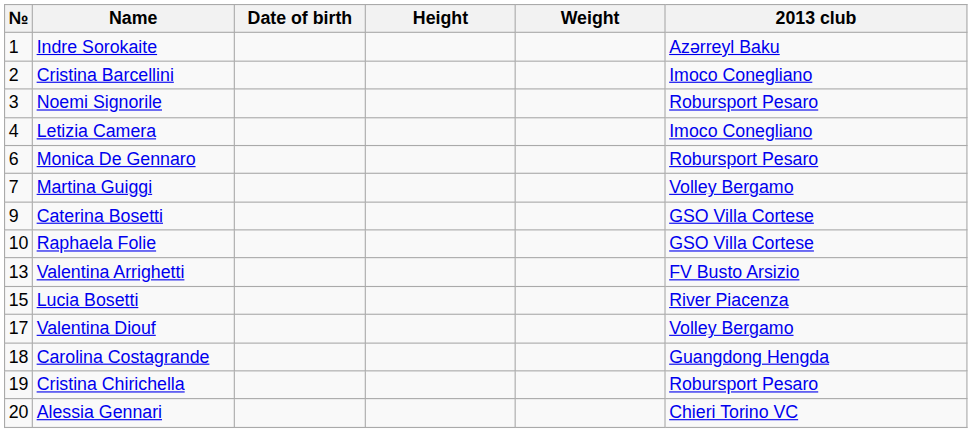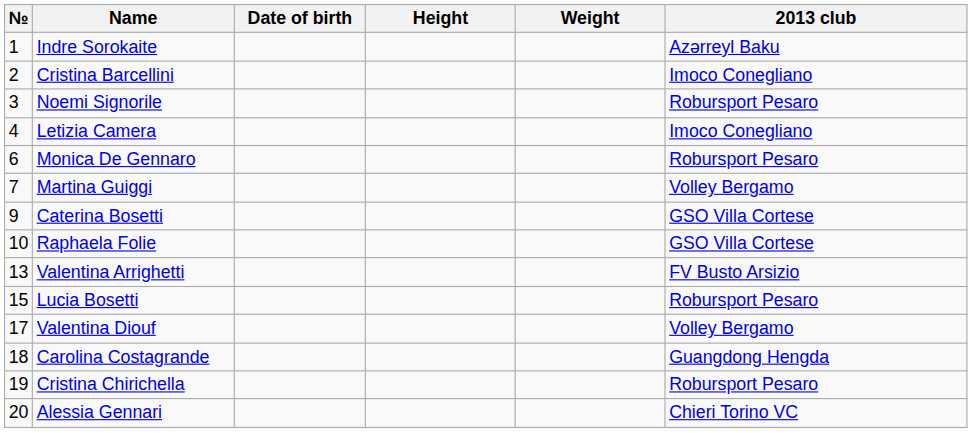(729, 300) River Piacenza -> (744, 300) Robursport Pesaro
